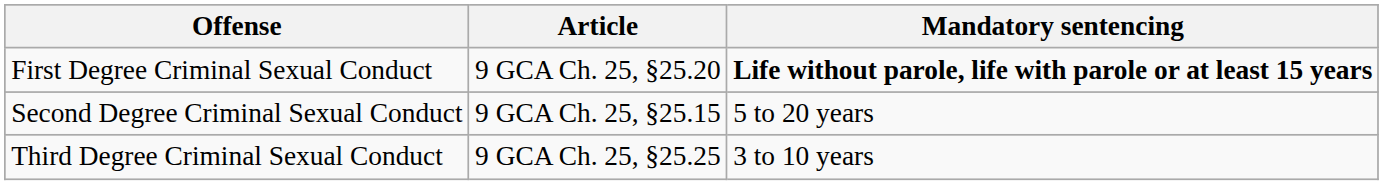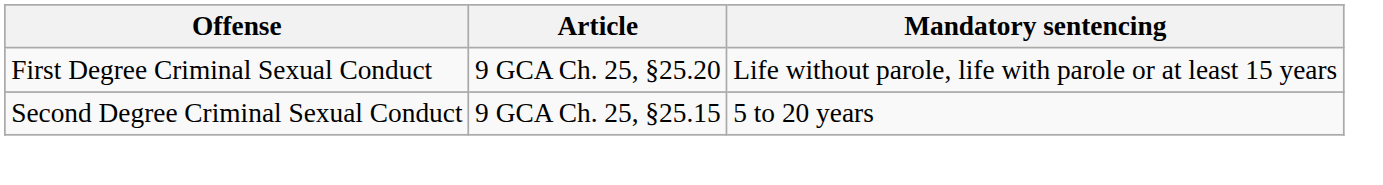(1053, 69) bold -> (1035, 69) normal
- row: (227, 156)
